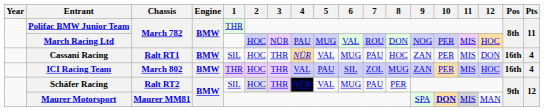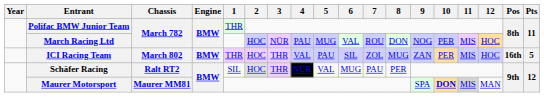- row: (79, 55)
(532, 69) 4 -> (532, 55) 5
